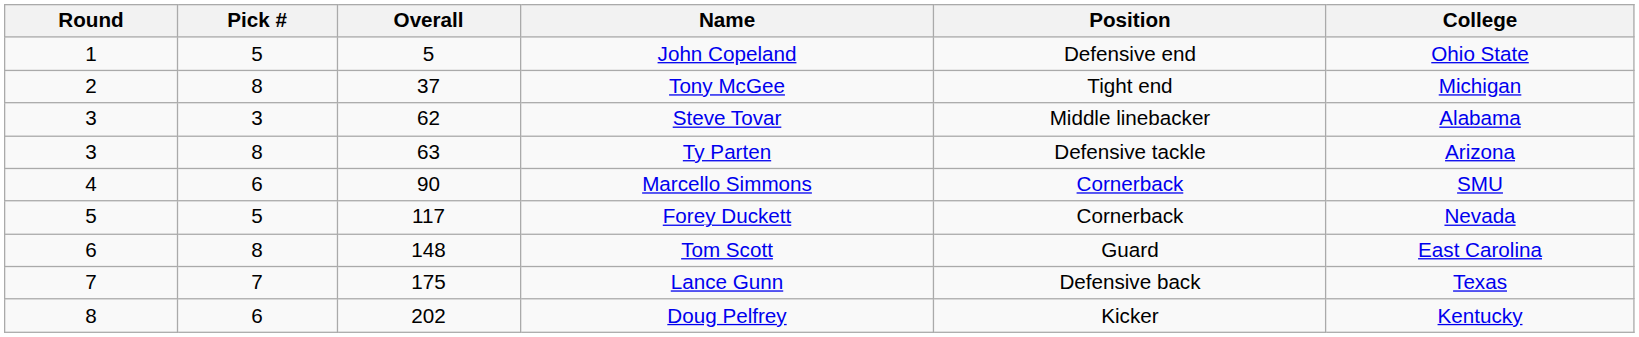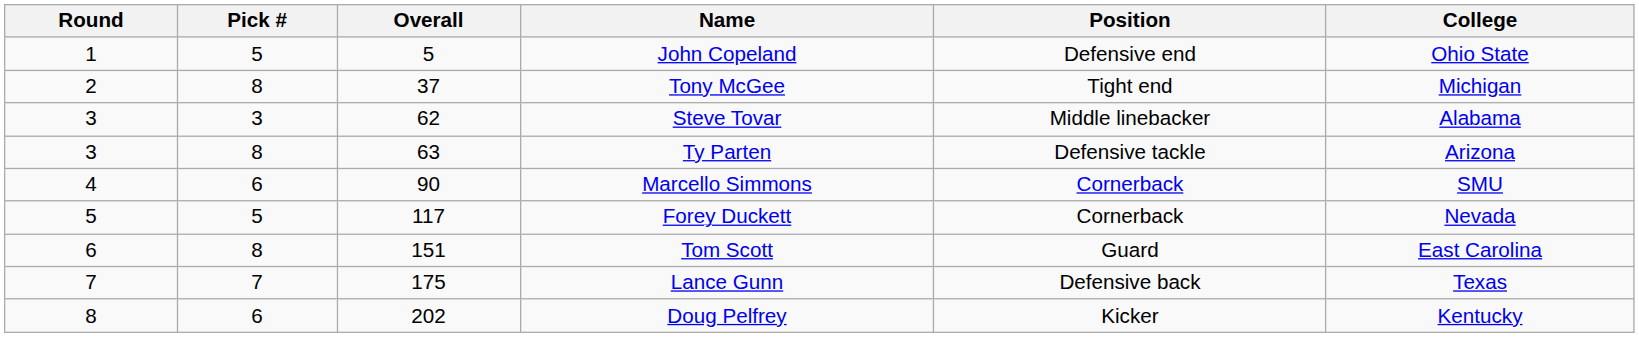(429, 250) 148 -> (429, 250) 151
